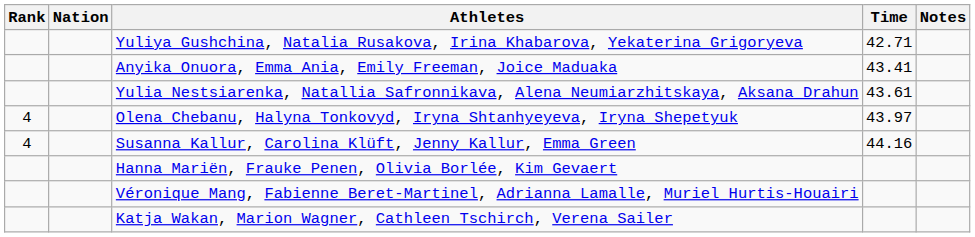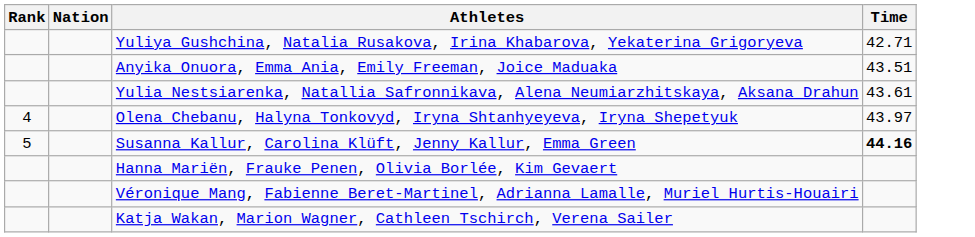- column: (943, 17)
(889, 68) 43.41 -> (889, 68) 43.51
(27, 143) 4 -> (27, 143) 5
(889, 143) normal -> (889, 143) bold
